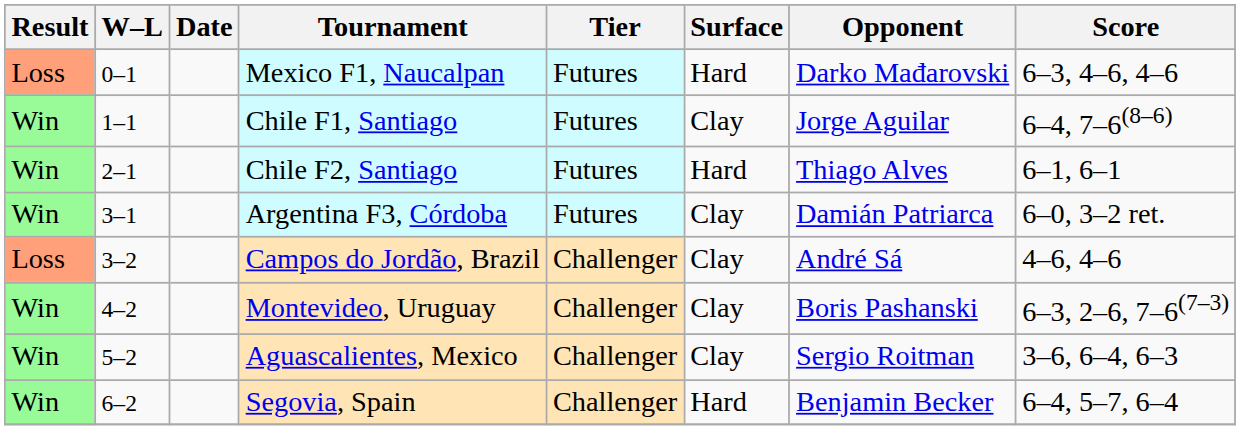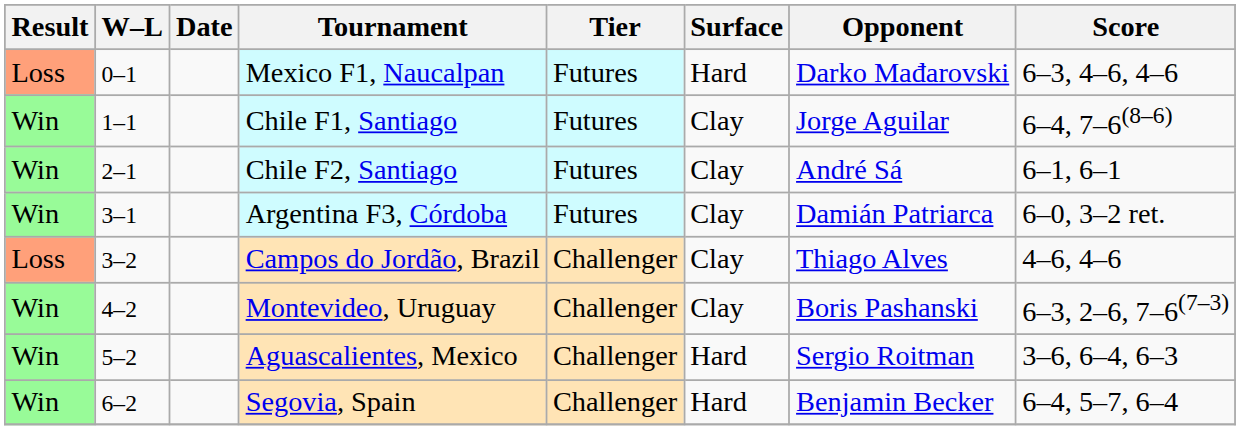(719, 169) Hard -> (717, 169) Clay
(872, 169) Thiago Alves -> (849, 169) André Sá
(849, 259) André Sá -> (872, 259) Thiago Alves
(717, 356) Clay -> (719, 356) Hard
